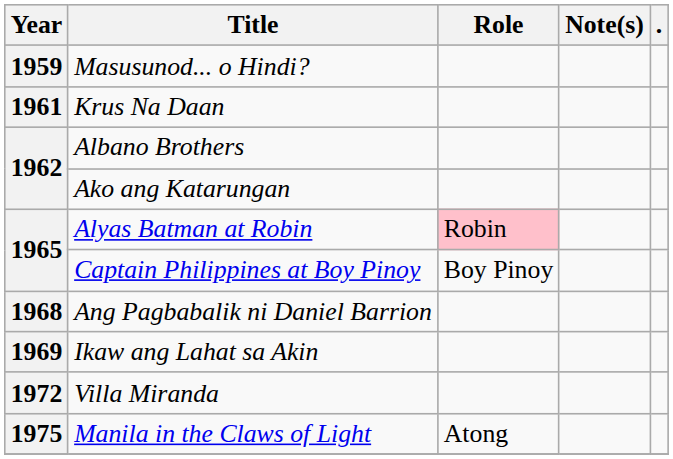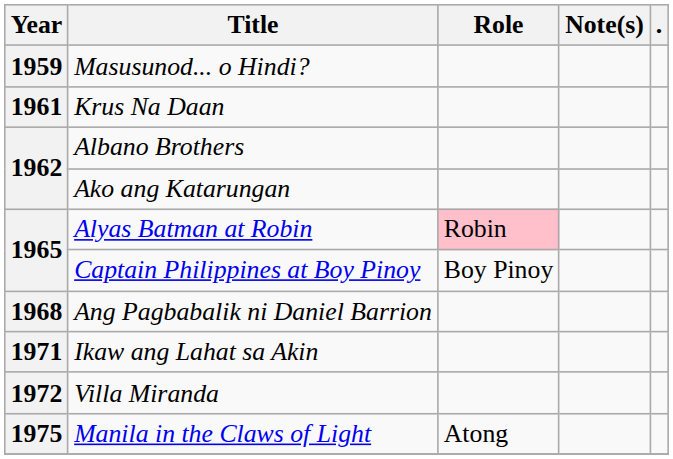(37, 351) 1969 -> (37, 351) 1971
